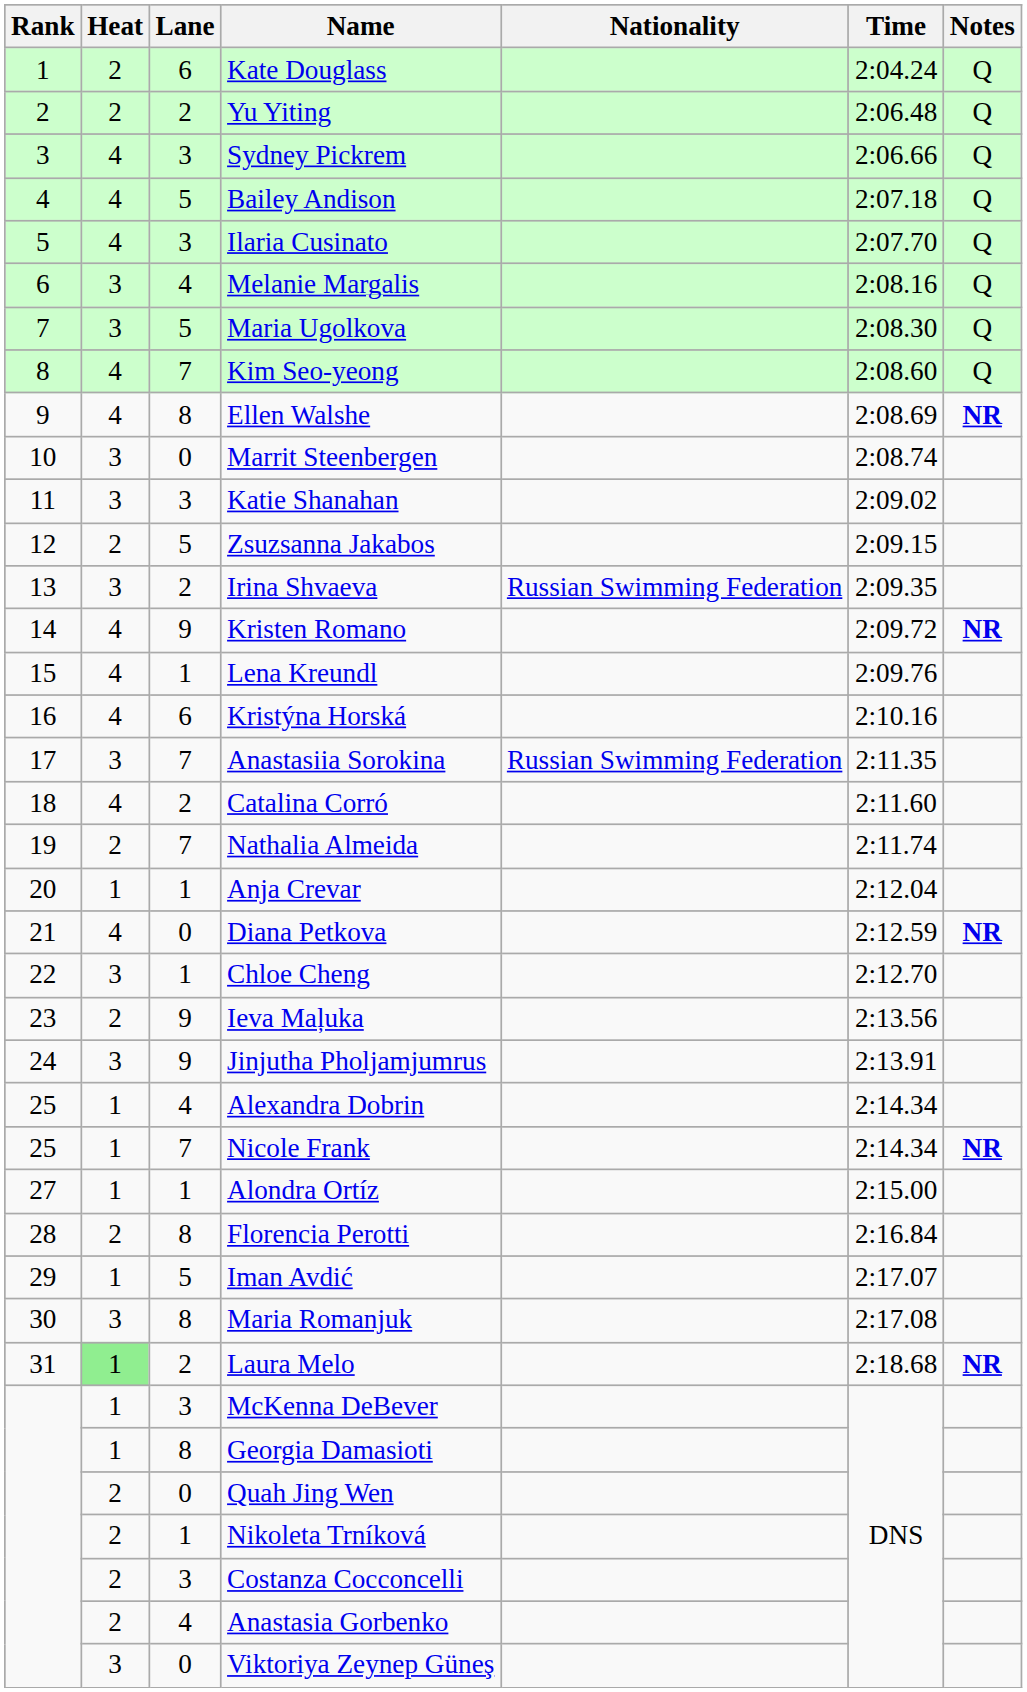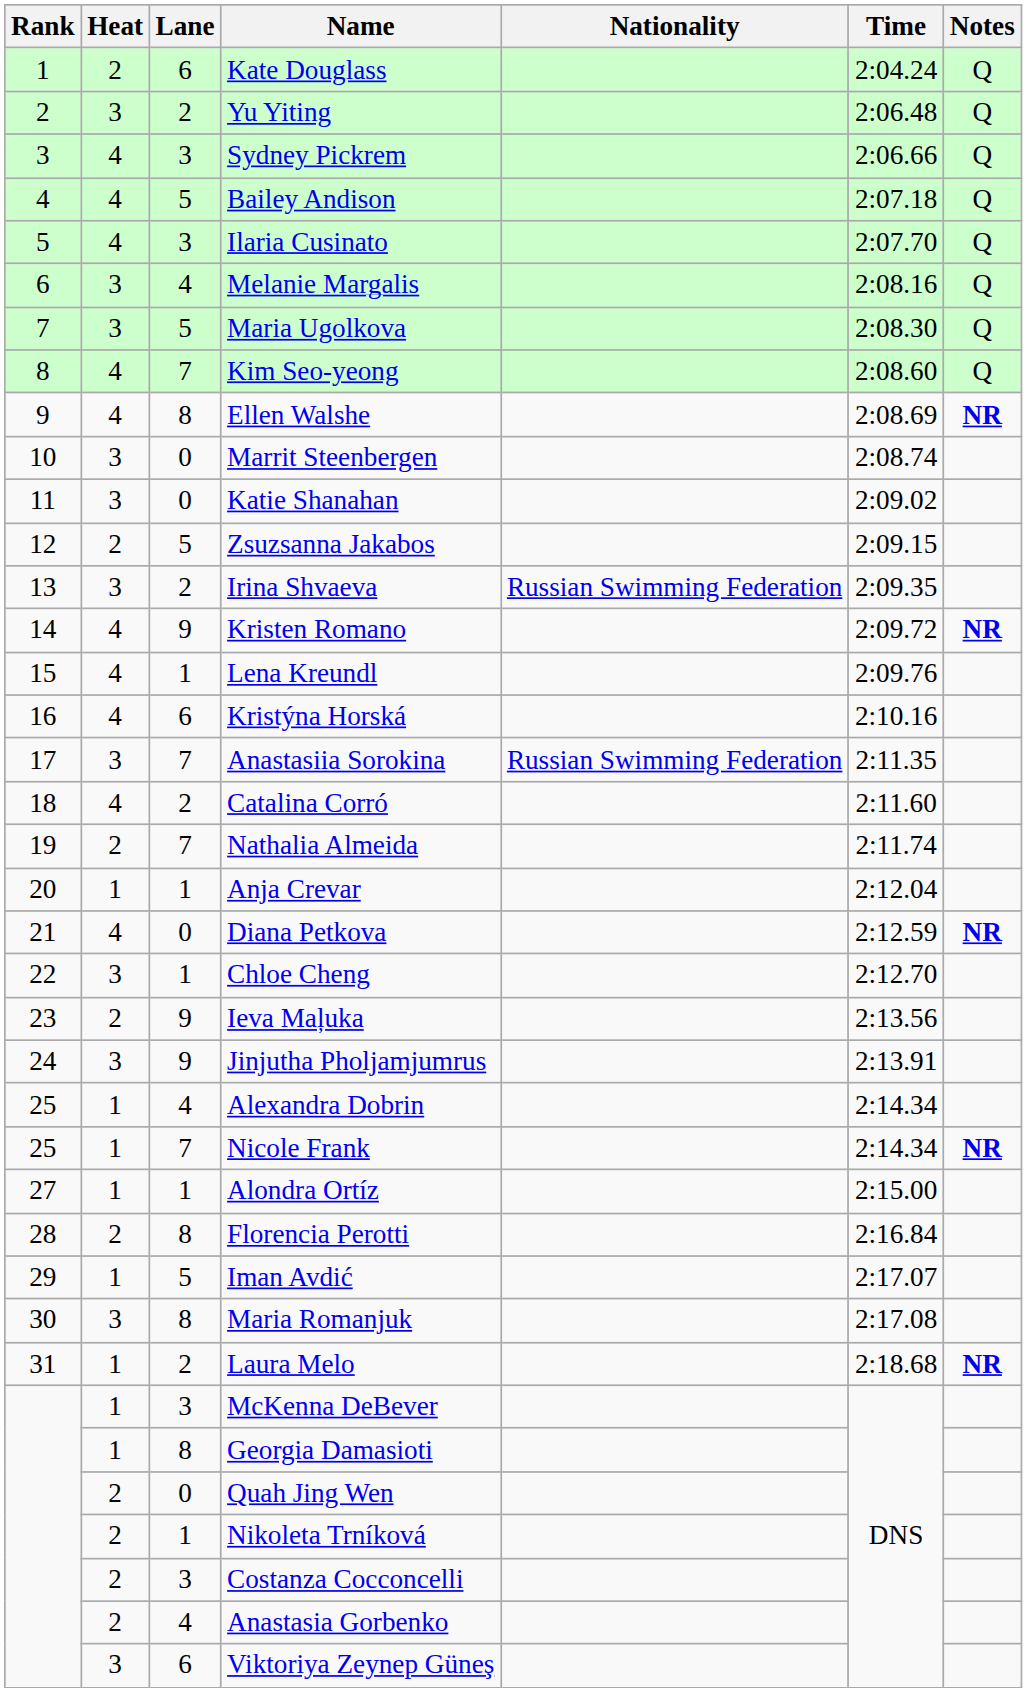(115, 112) 2 -> (115, 112) 3
(185, 500) 3 -> (185, 500) 0
(115, 1363) lightgreen background -> (115, 1363) no background
(185, 1665) 0 -> (185, 1665) 6
